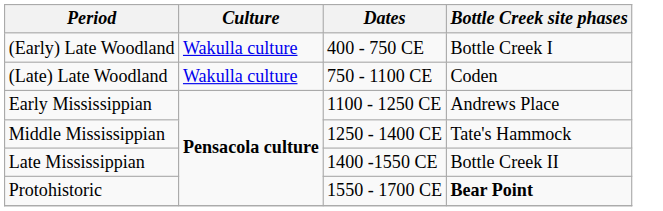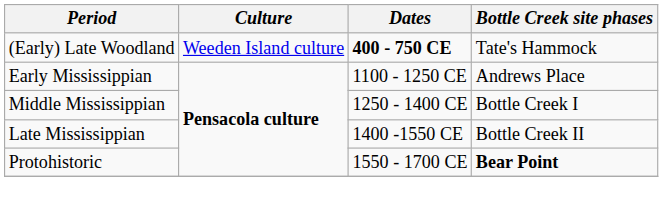(240, 47) Wakulla culture -> (264, 47) Weeden Island culture
(376, 47) normal -> (402, 47) bold
(502, 47) Bottle Creek I -> (536, 47) Tate's Hammock
- row: (88, 76)
(511, 133) Tate's Hammock -> (527, 104) Bottle Creek I
